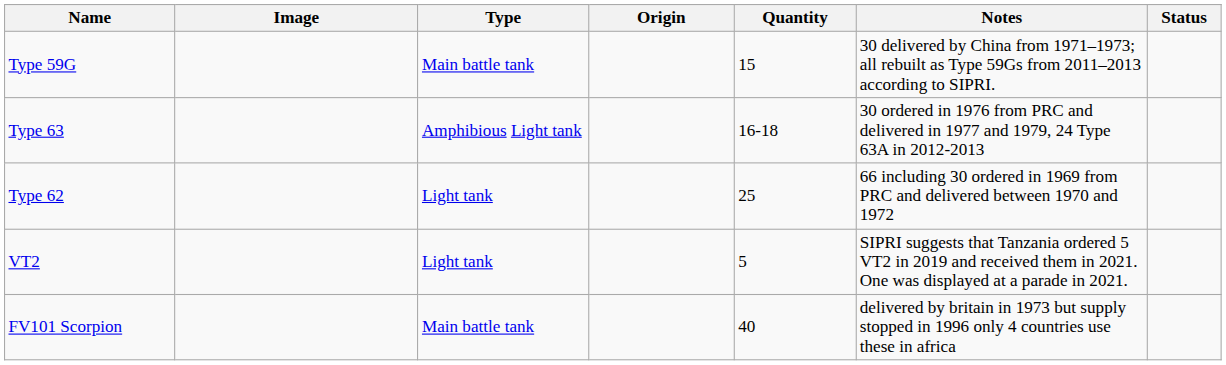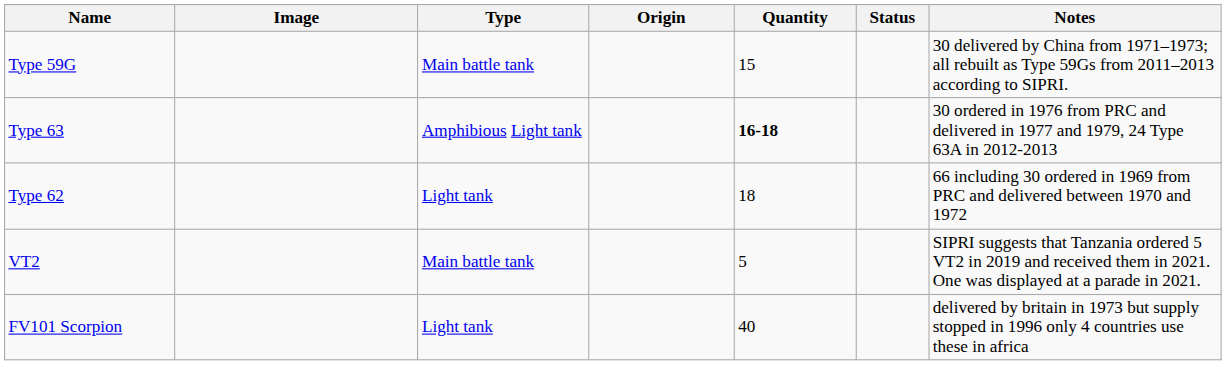columns swapped: (1184, 18) <-> (1002, 18)
(758, 130) normal -> (758, 130) bold
(747, 195) 25 -> (747, 195) 18
(457, 261) Light tank -> (478, 261) Main battle tank
(478, 327) Main battle tank -> (457, 327) Light tank
